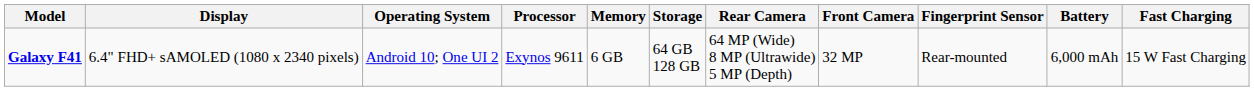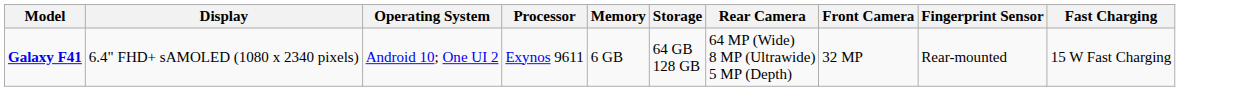- column: (1084, 16)
